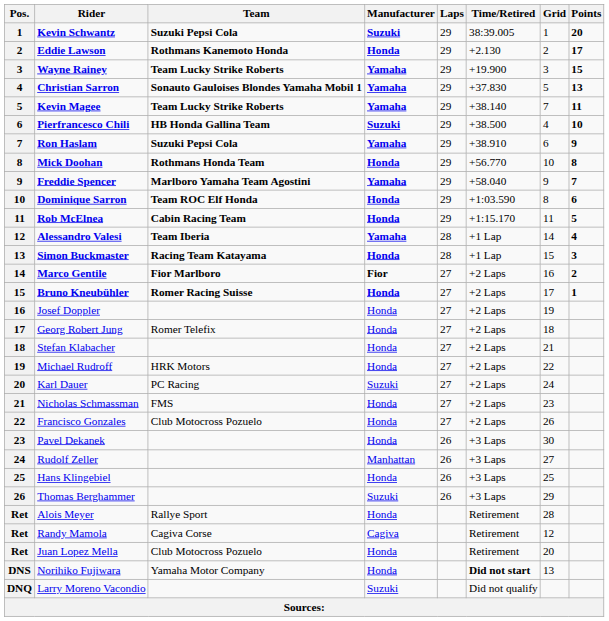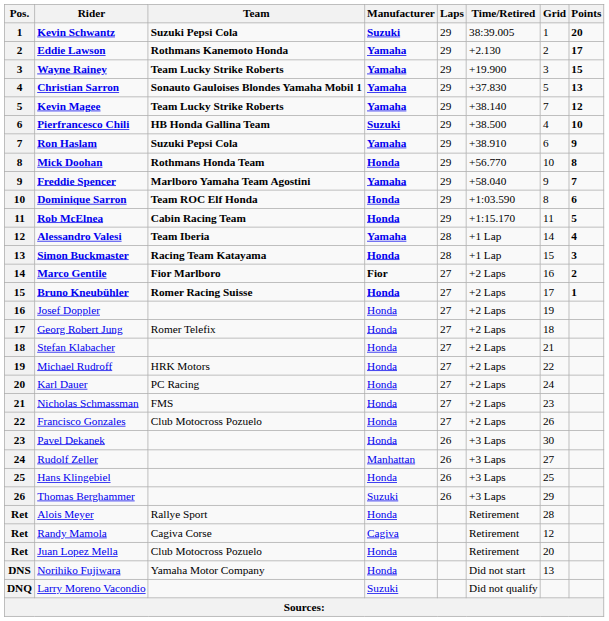(383, 51) Honda -> (387, 51) Yamaha
(577, 106) 11 -> (577, 106) 12
(383, 384) Suzuki -> (382, 384) Honda
(500, 570) bold -> (497, 570) normal
